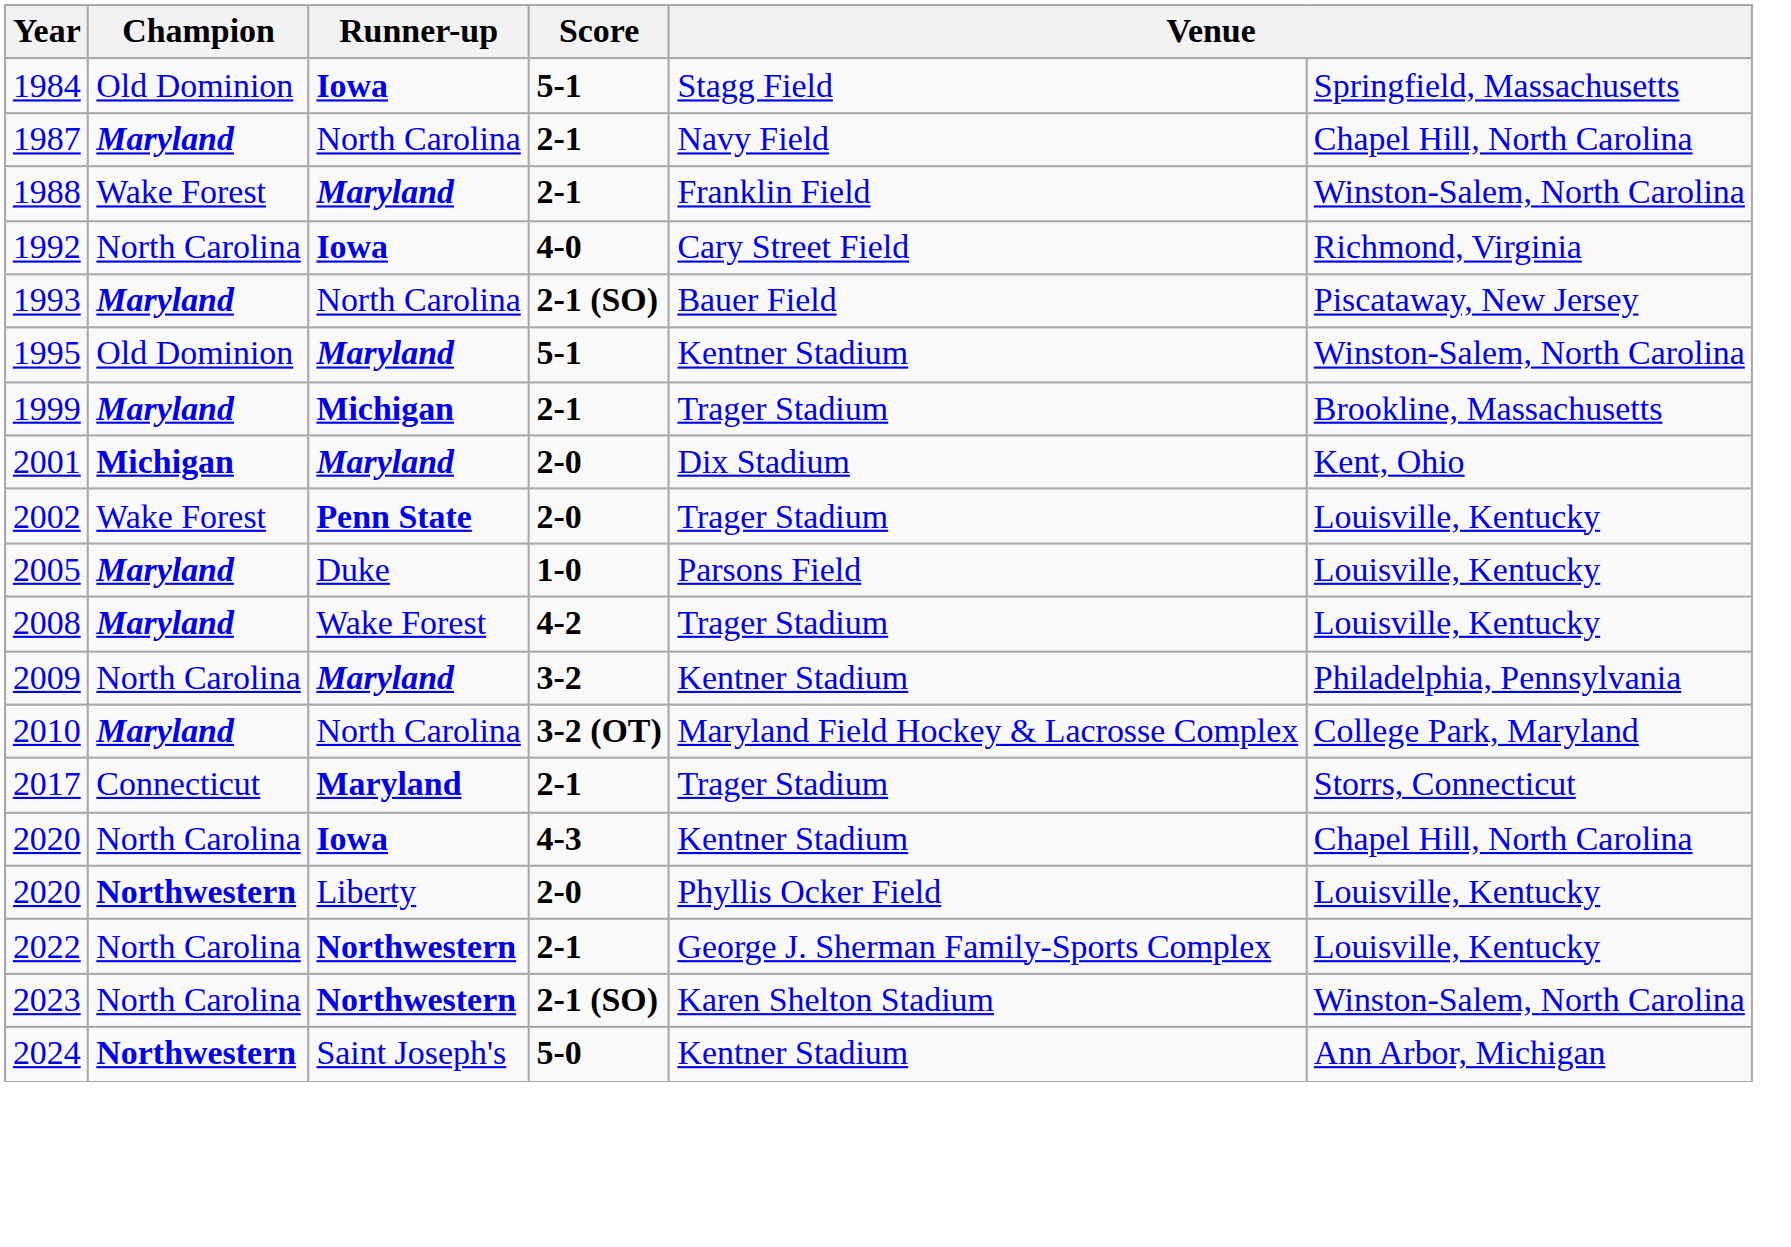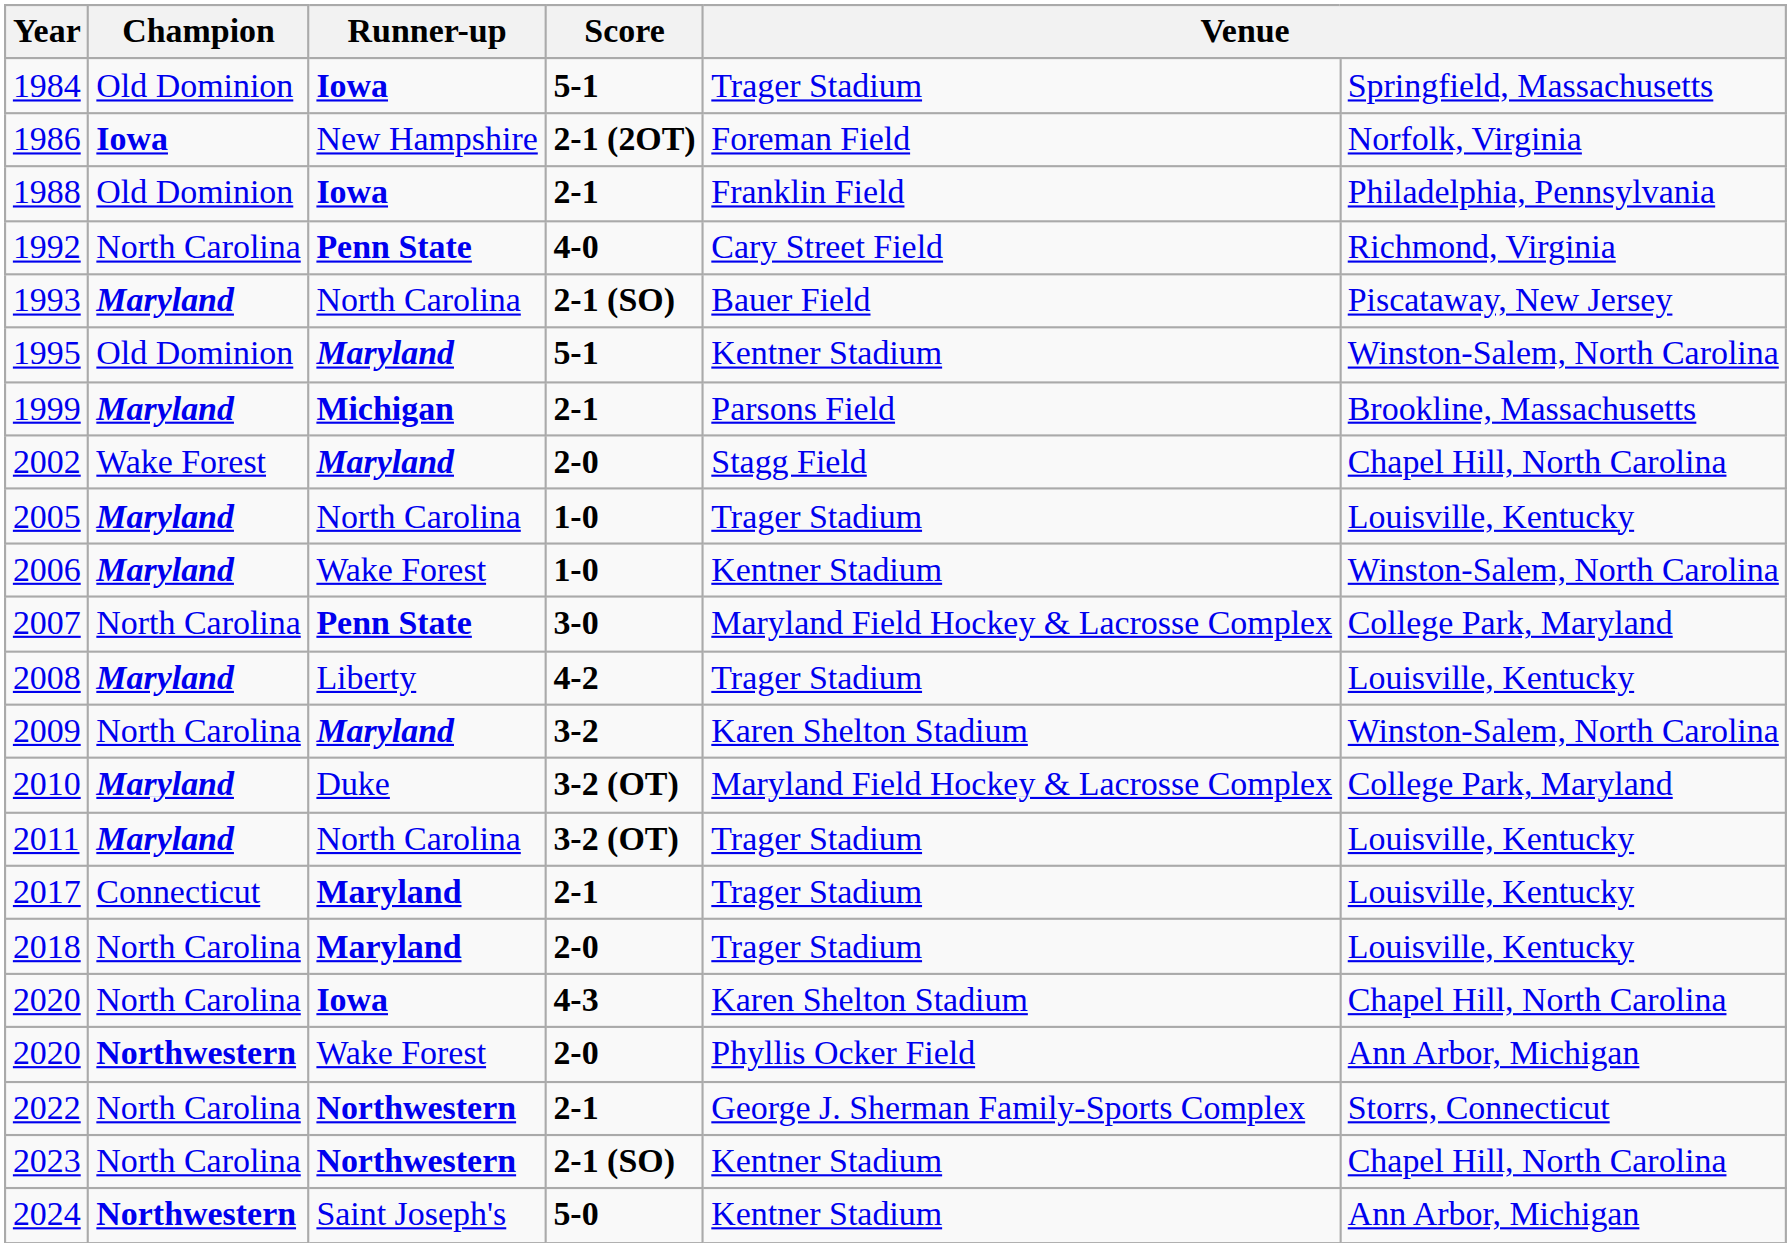(755, 85) Stagg Field -> (817, 85) Trager Stadium
+ row: (47, 138)
- row: (47, 138)
(181, 192) Wake Forest -> (195, 192) Old Dominion
(385, 192) Maryland -> (352, 192) Iowa
(1529, 192) Winston-Salem, North Carolina -> (1531, 192) Philadelphia, Pennsylvania
(352, 246) Iowa -> (394, 246) Penn State
(783, 407) Trager Stadium -> (803, 407) Parsons Field
- row: (47, 461)
(394, 515) Penn State -> (385, 461) Maryland
(783, 515) Trager Stadium -> (789, 461) Stagg Field
(1457, 515) Louisville, Kentucky -> (1537, 461) Chapel Hill, North Carolina
(353, 569) Duke -> (419, 515) North Carolina
(769, 569) Parsons Field -> (817, 515) Trager Stadium
+ row: (47, 569)
+ row: (47, 623)
(401, 623) Wake Forest -> (366, 676) Liberty
(793, 676) Kentner Stadium -> (870, 730) Karen Shelton Stadium
(1498, 676) Philadelphia, Pennsylvania -> (1563, 730) Winston-Salem, North Carolina
(419, 730) North Carolina -> (353, 784) Duke
+ row: (46, 838)
(1445, 784) Storrs, Connecticut -> (1491, 892) Louisville, Kentucky
+ row: (47, 945)
(793, 838) Kentner Stadium -> (870, 999) Karen Shelton Stadium
(366, 892) Liberty -> (401, 1053) Wake Forest
(1457, 892) Louisville, Kentucky -> (1494, 1053) Ann Arbor, Michigan
(1457, 945) Louisville, Kentucky -> (1479, 1107) Storrs, Connecticut
(836, 999) Karen Shelton Stadium -> (827, 1161) Kentner Stadium
(1529, 999) Winston-Salem, North Carolina -> (1537, 1161) Chapel Hill, North Carolina
